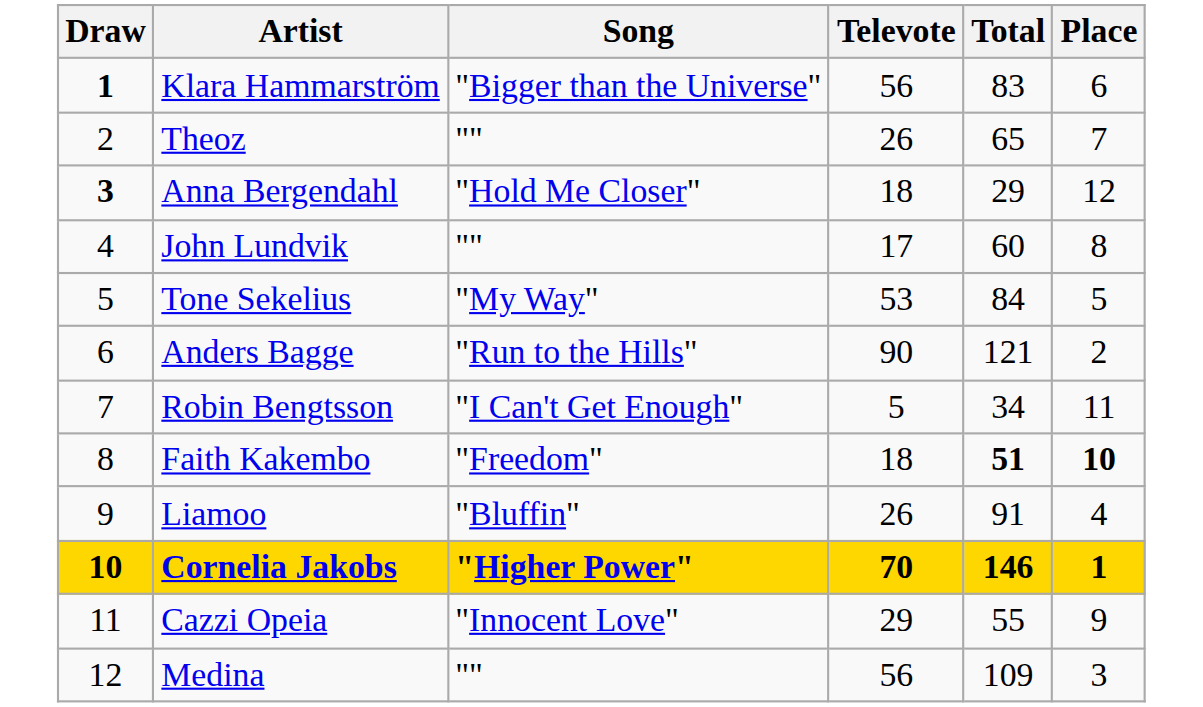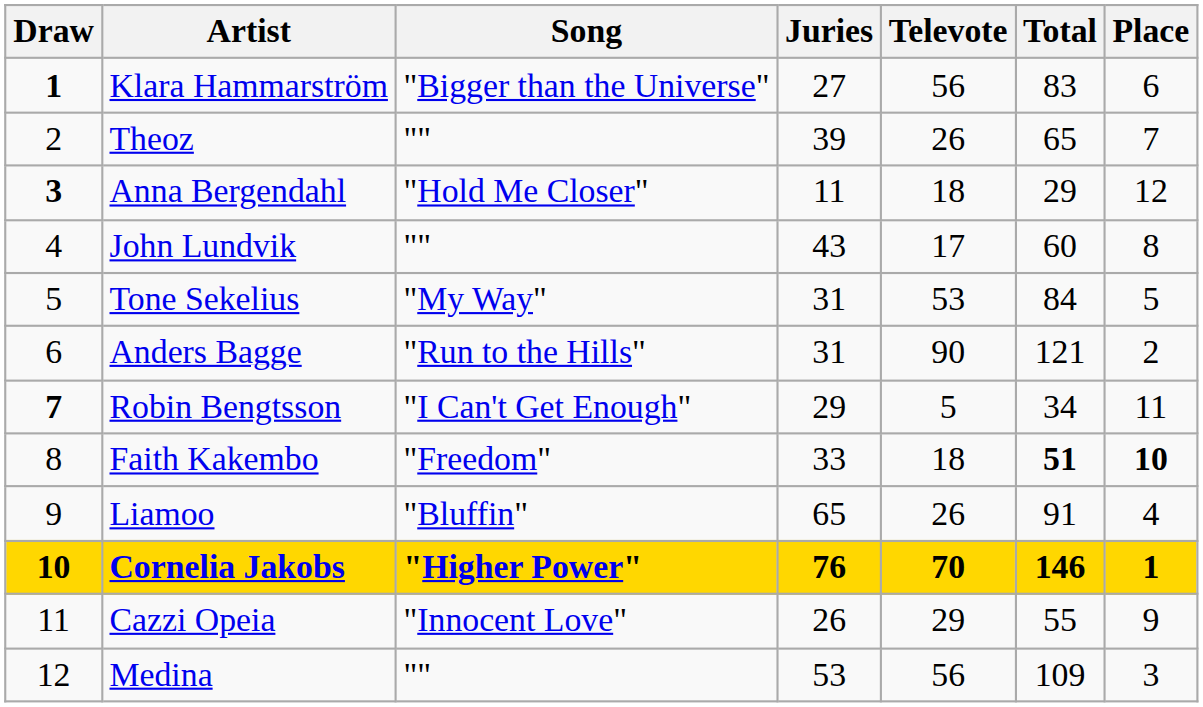+ column: (829, 31)
(105, 406) normal -> (54, 406) bold
